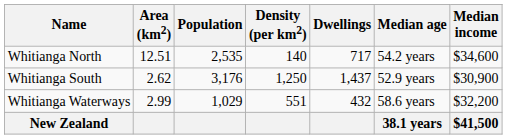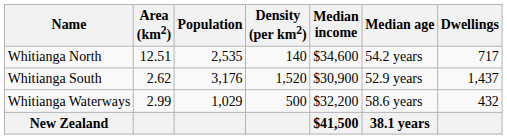columns swapped: (342, 25) <-> (476, 25)
(291, 79) 1,250 -> (291, 79) 1,520
(296, 101) 551 -> (296, 101) 500
